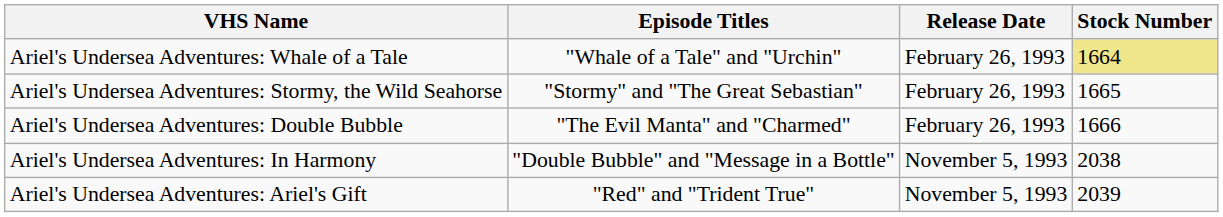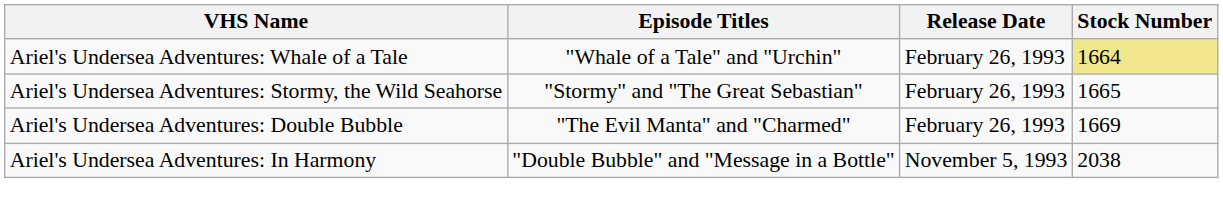(1099, 125) 1666 -> (1099, 125) 1669
- row: (188, 194)
